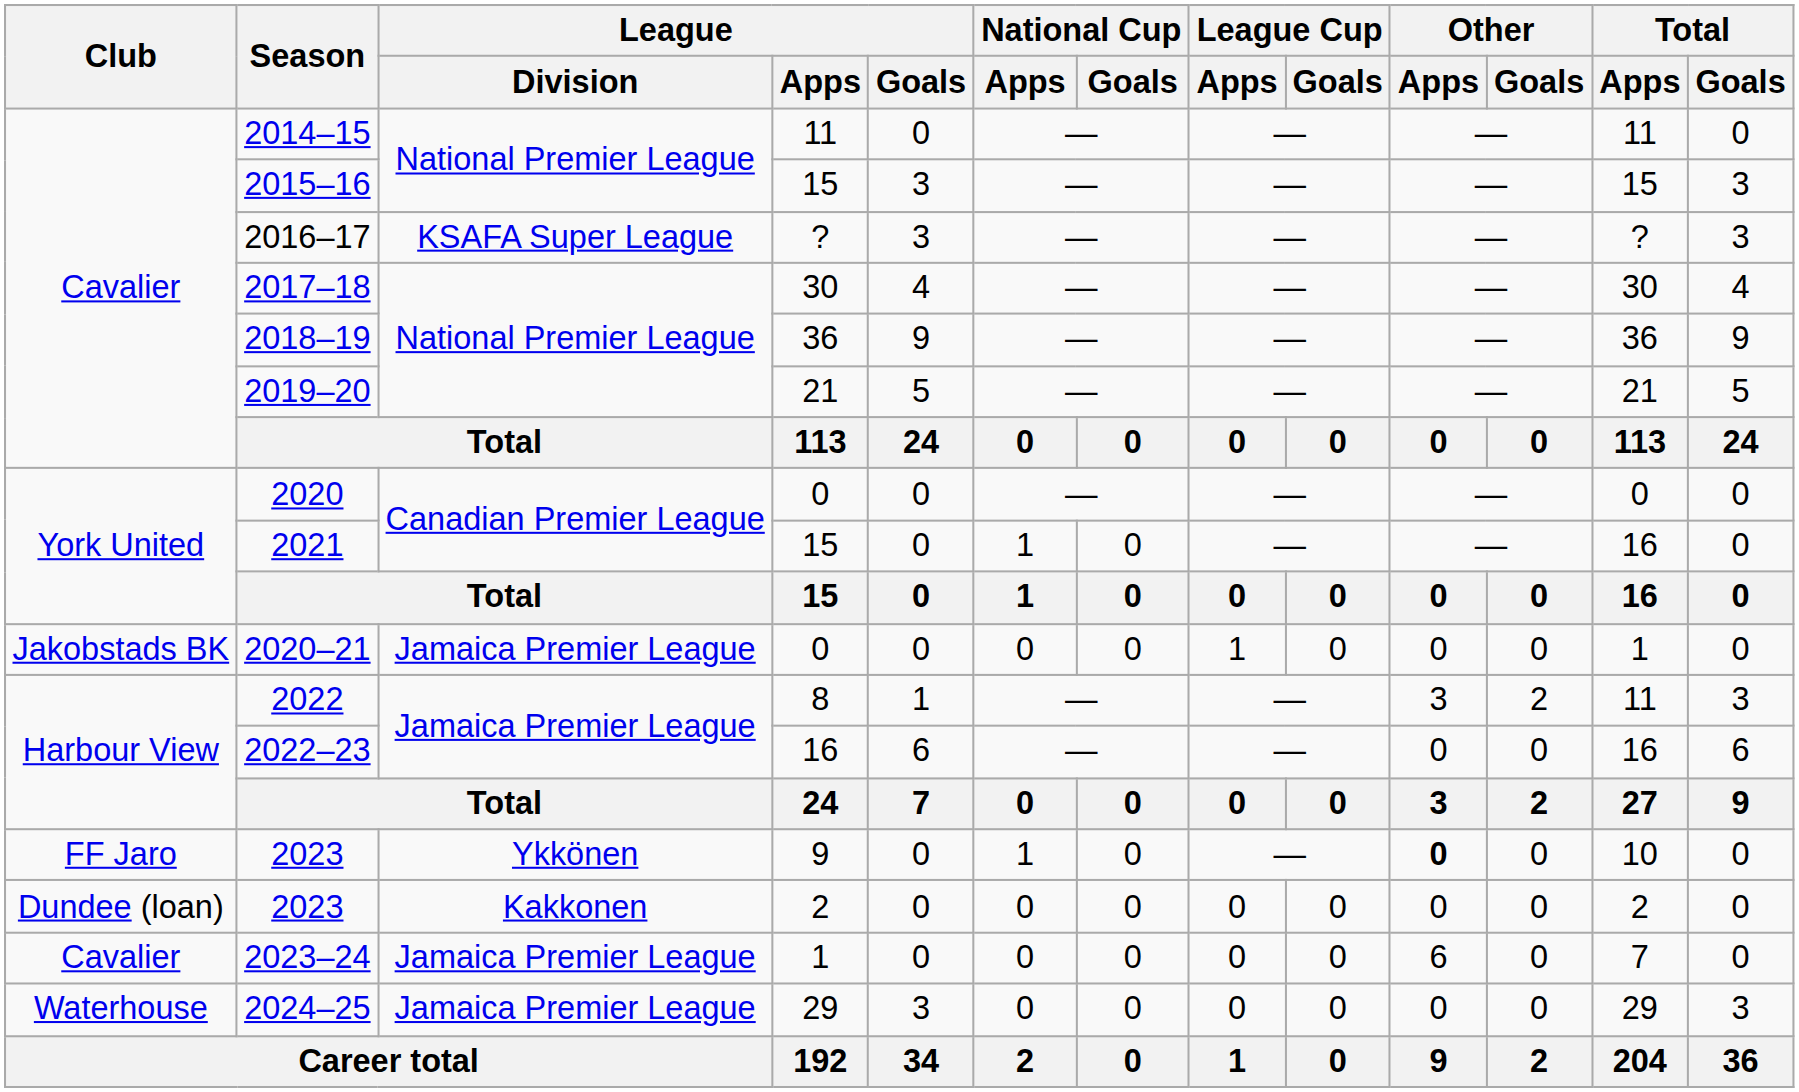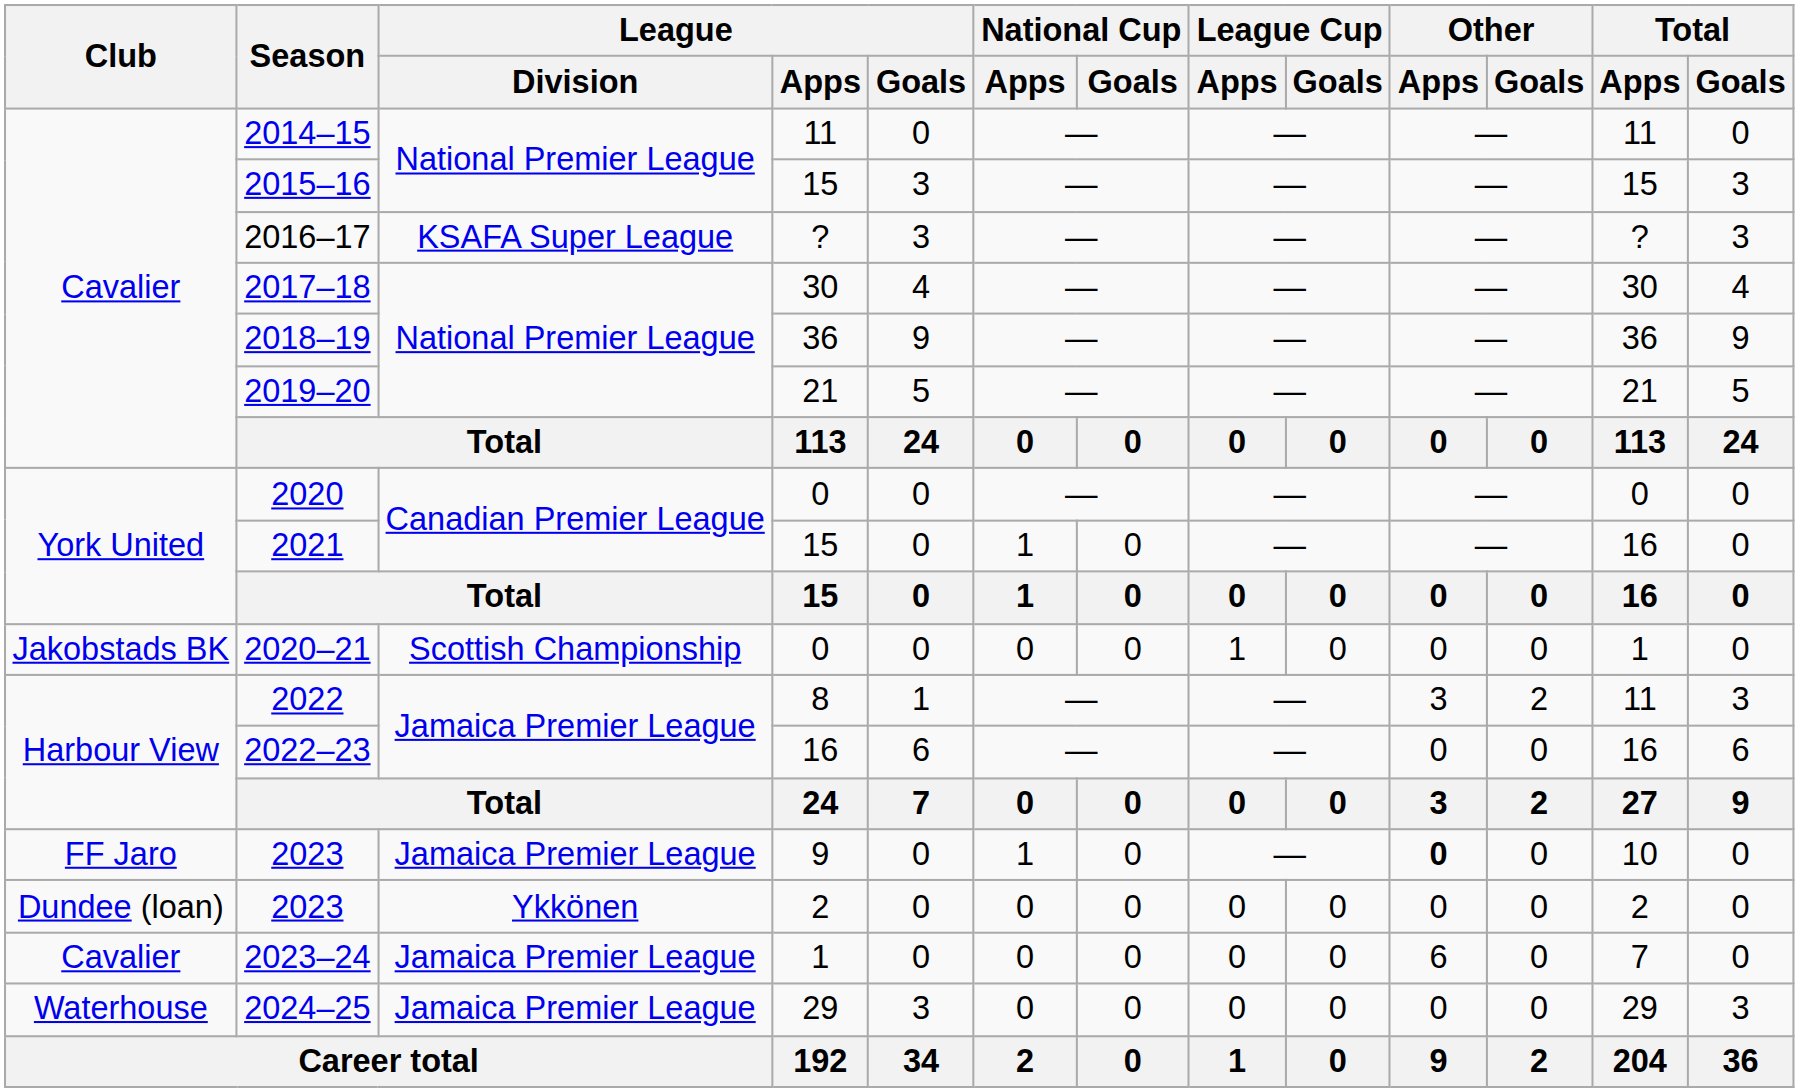(575, 648) Jamaica Premier League -> (575, 648) Scottish Championship
(575, 854) Ykkönen -> (575, 854) Jamaica Premier League
(575, 905) Kakkonen -> (575, 905) Ykkönen
